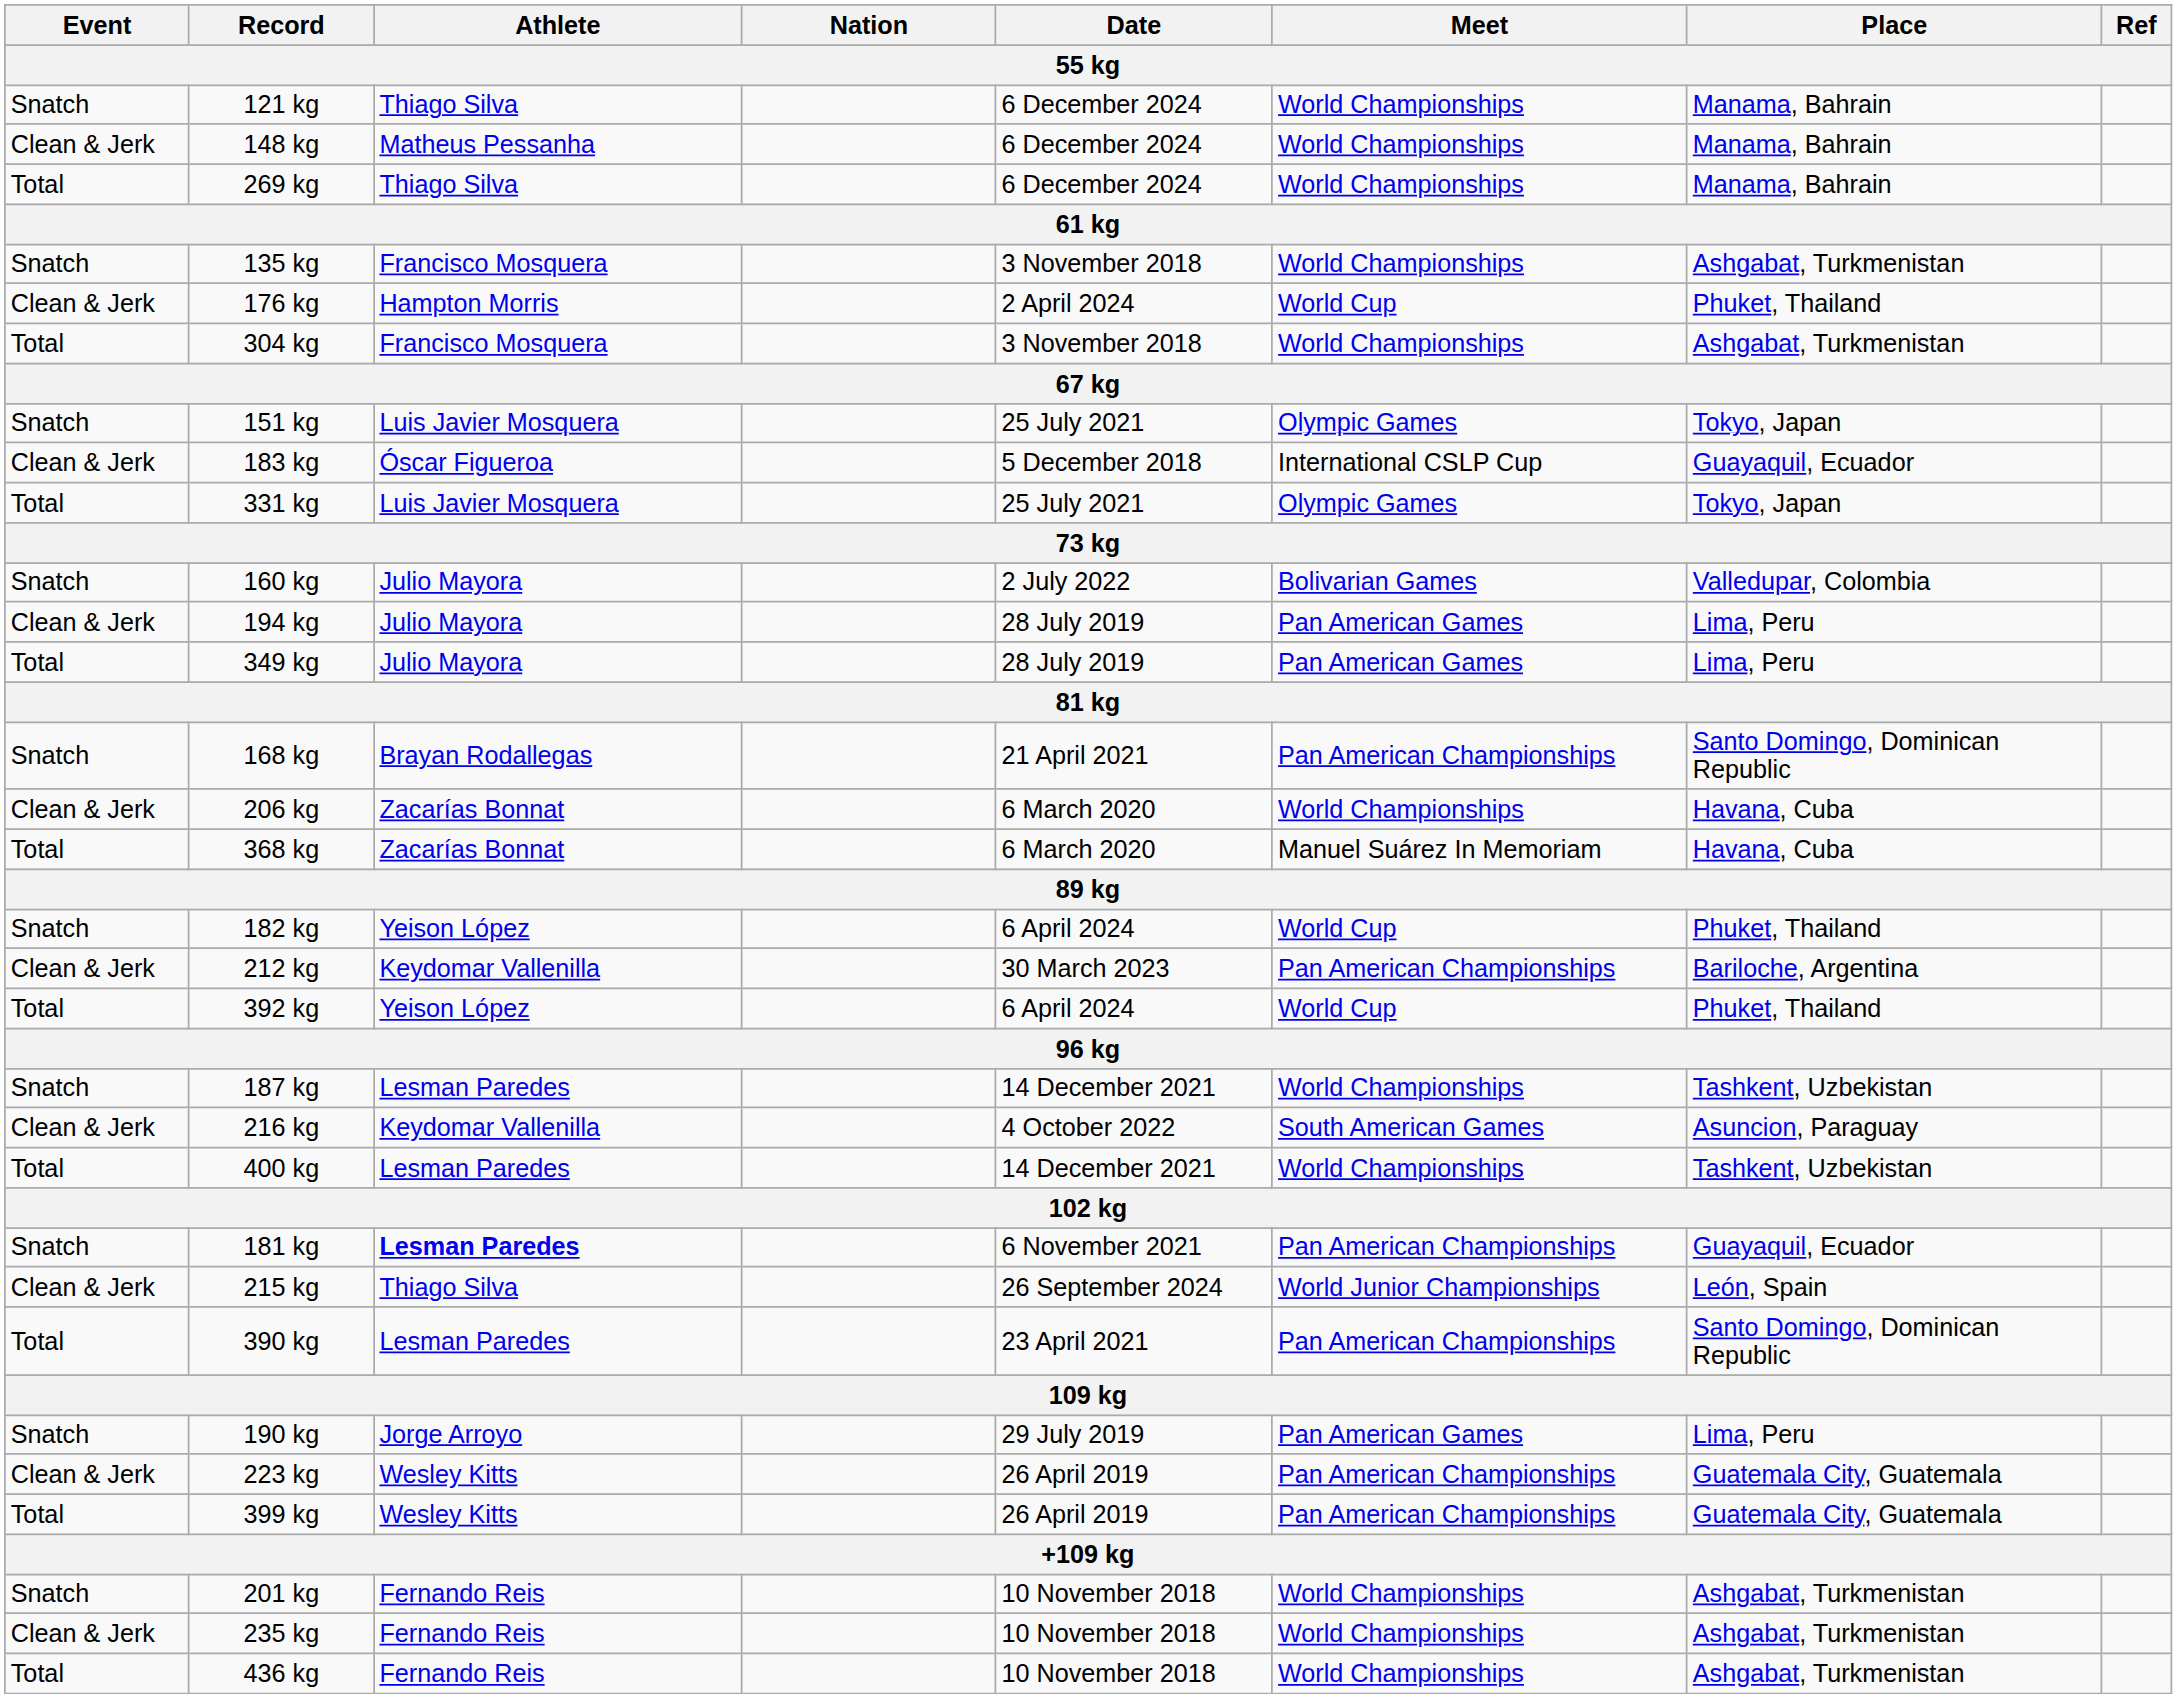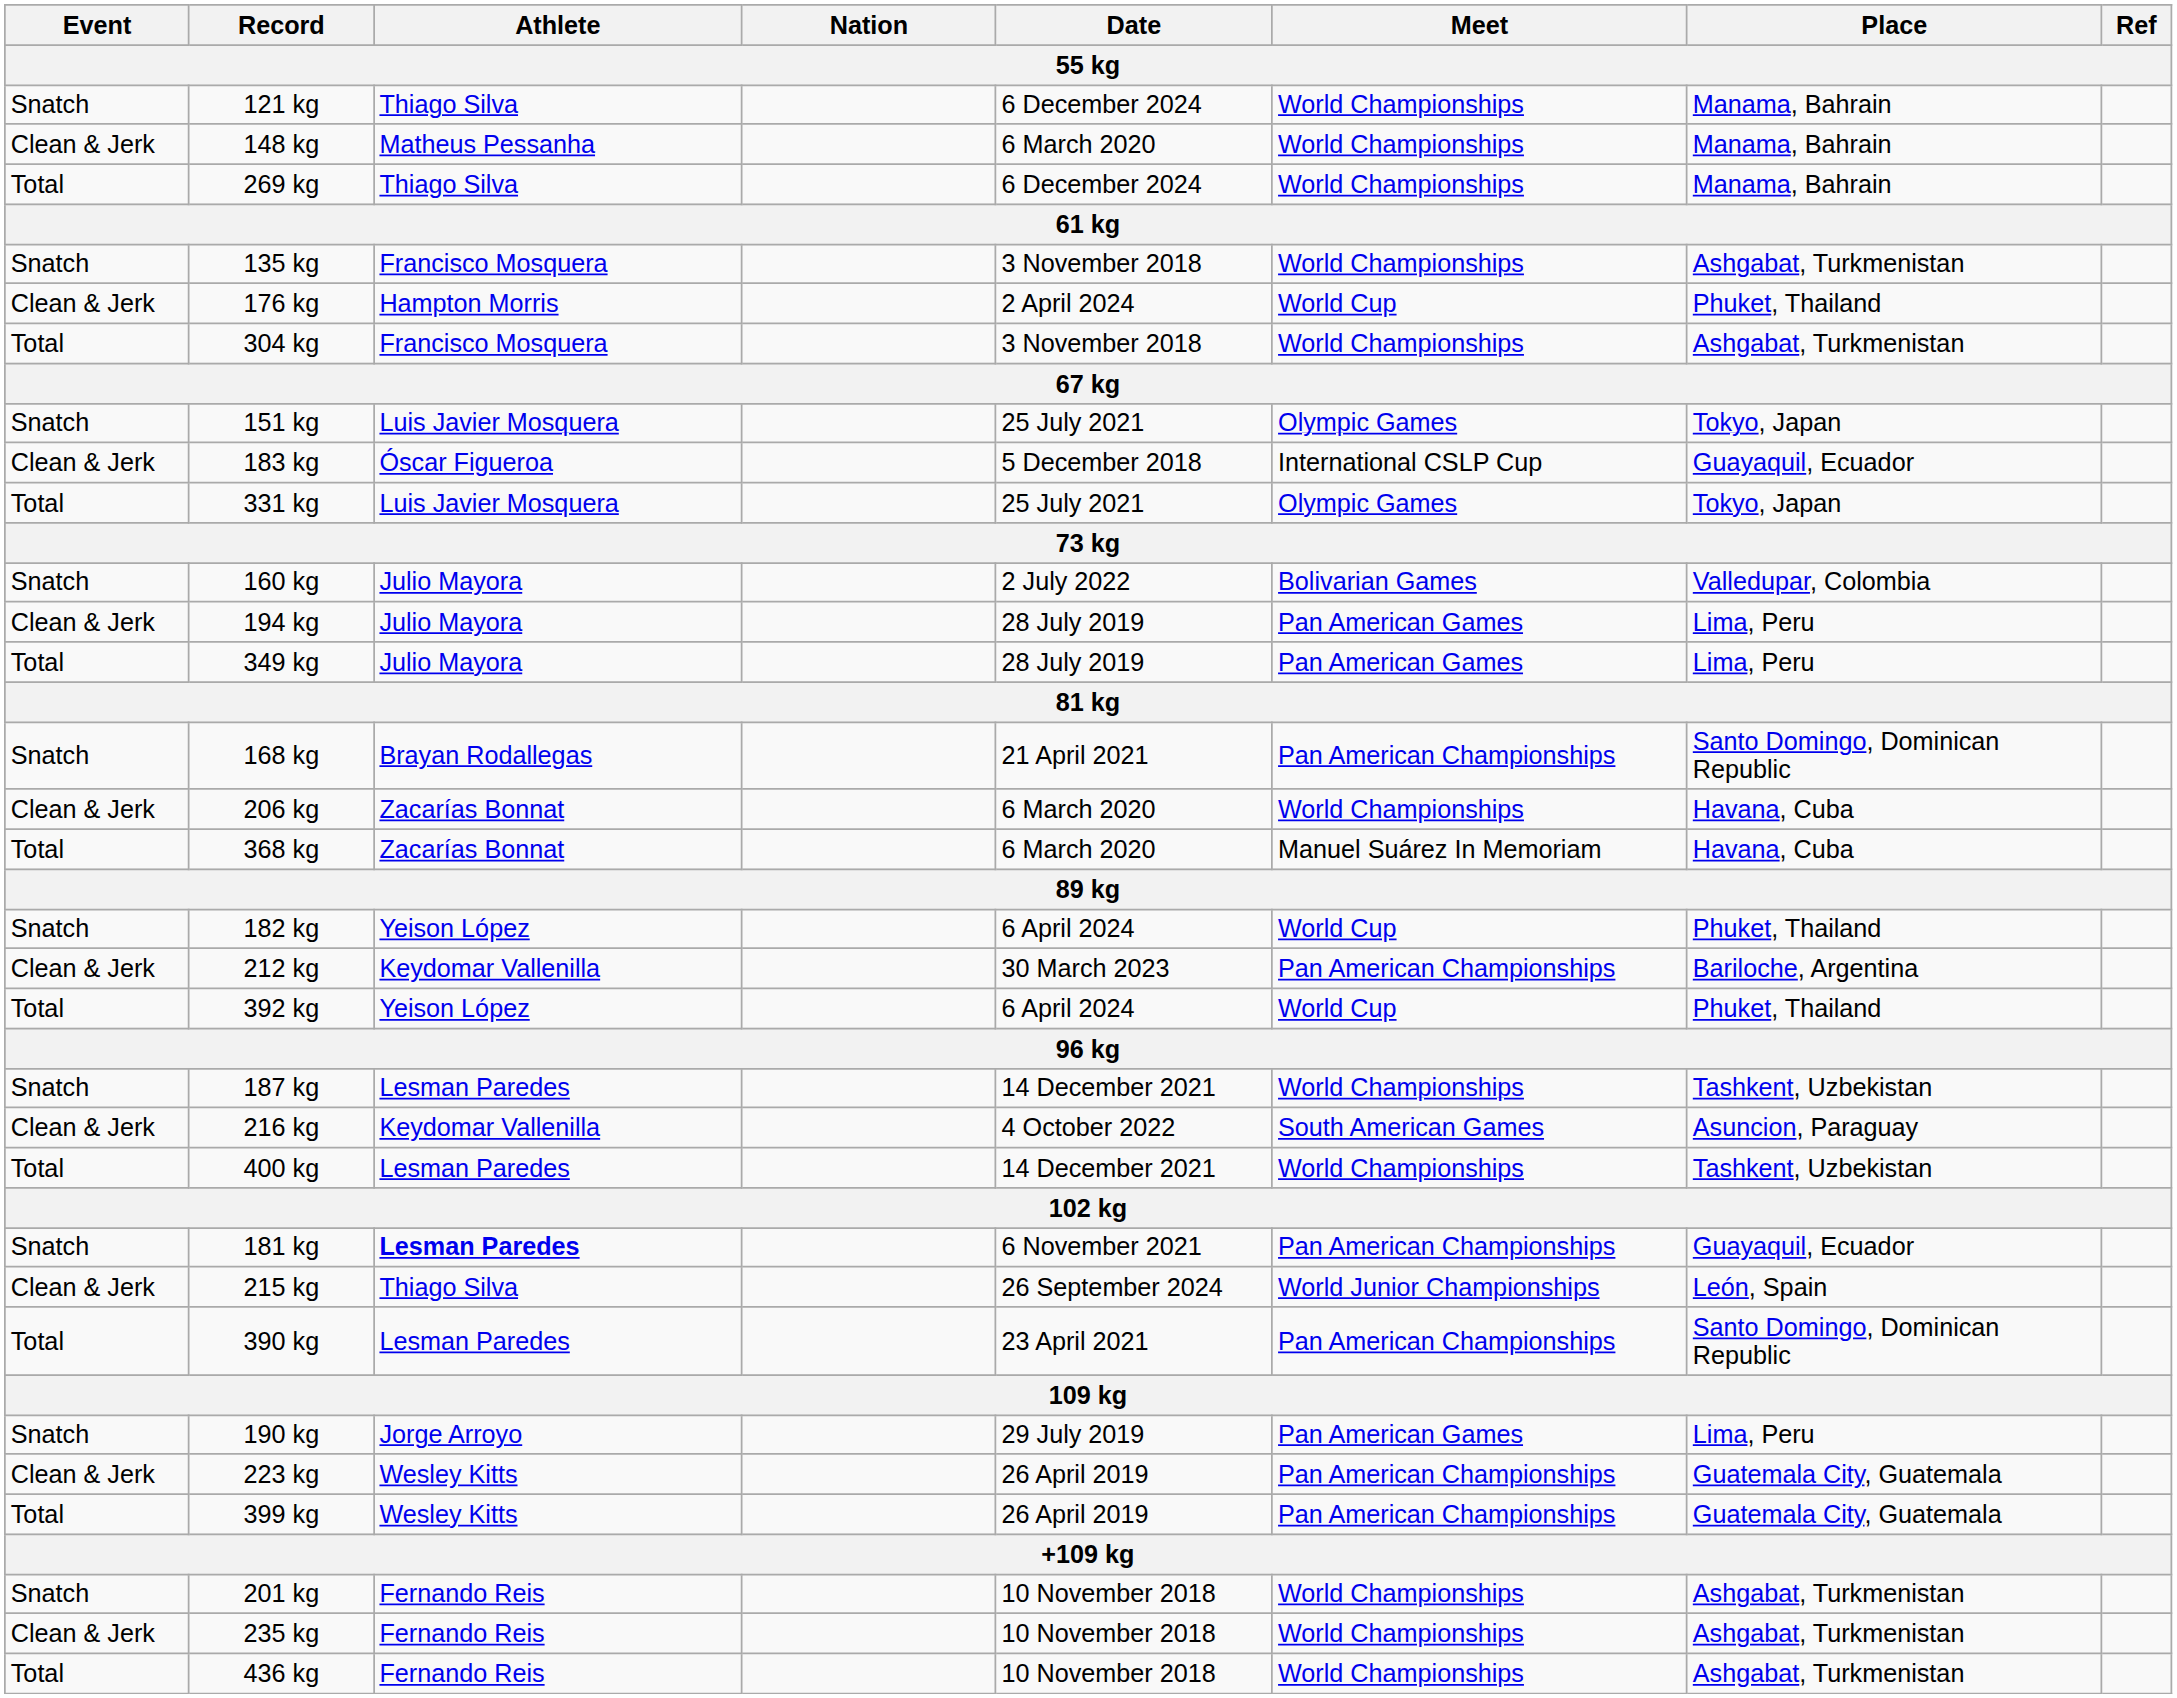(1102, 145) 6 December 2024 -> (1079, 145) 6 March 2020
